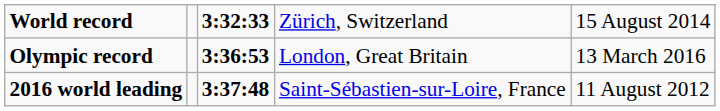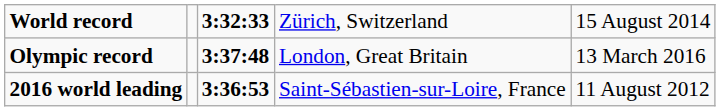(236, 55) 3:36:53 -> (236, 55) 3:37:48
(236, 88) 3:37:48 -> (236, 88) 3:36:53
